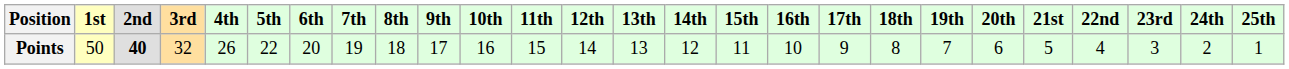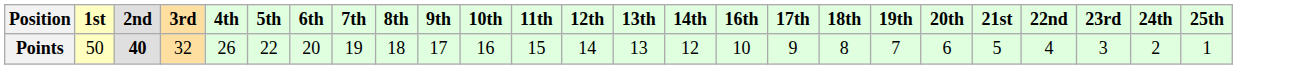- column: (741, 18)
